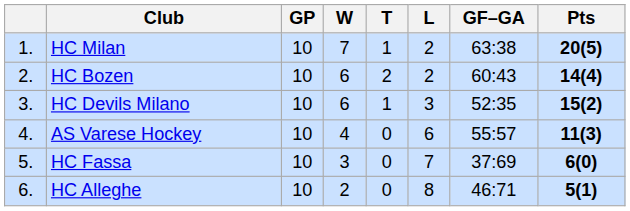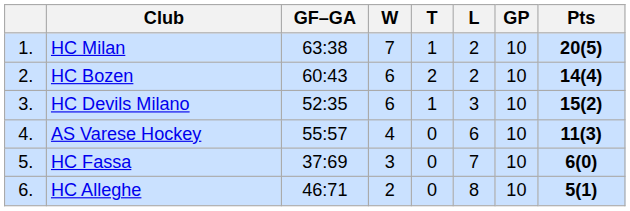columns swapped: (302, 18) <-> (494, 18)
